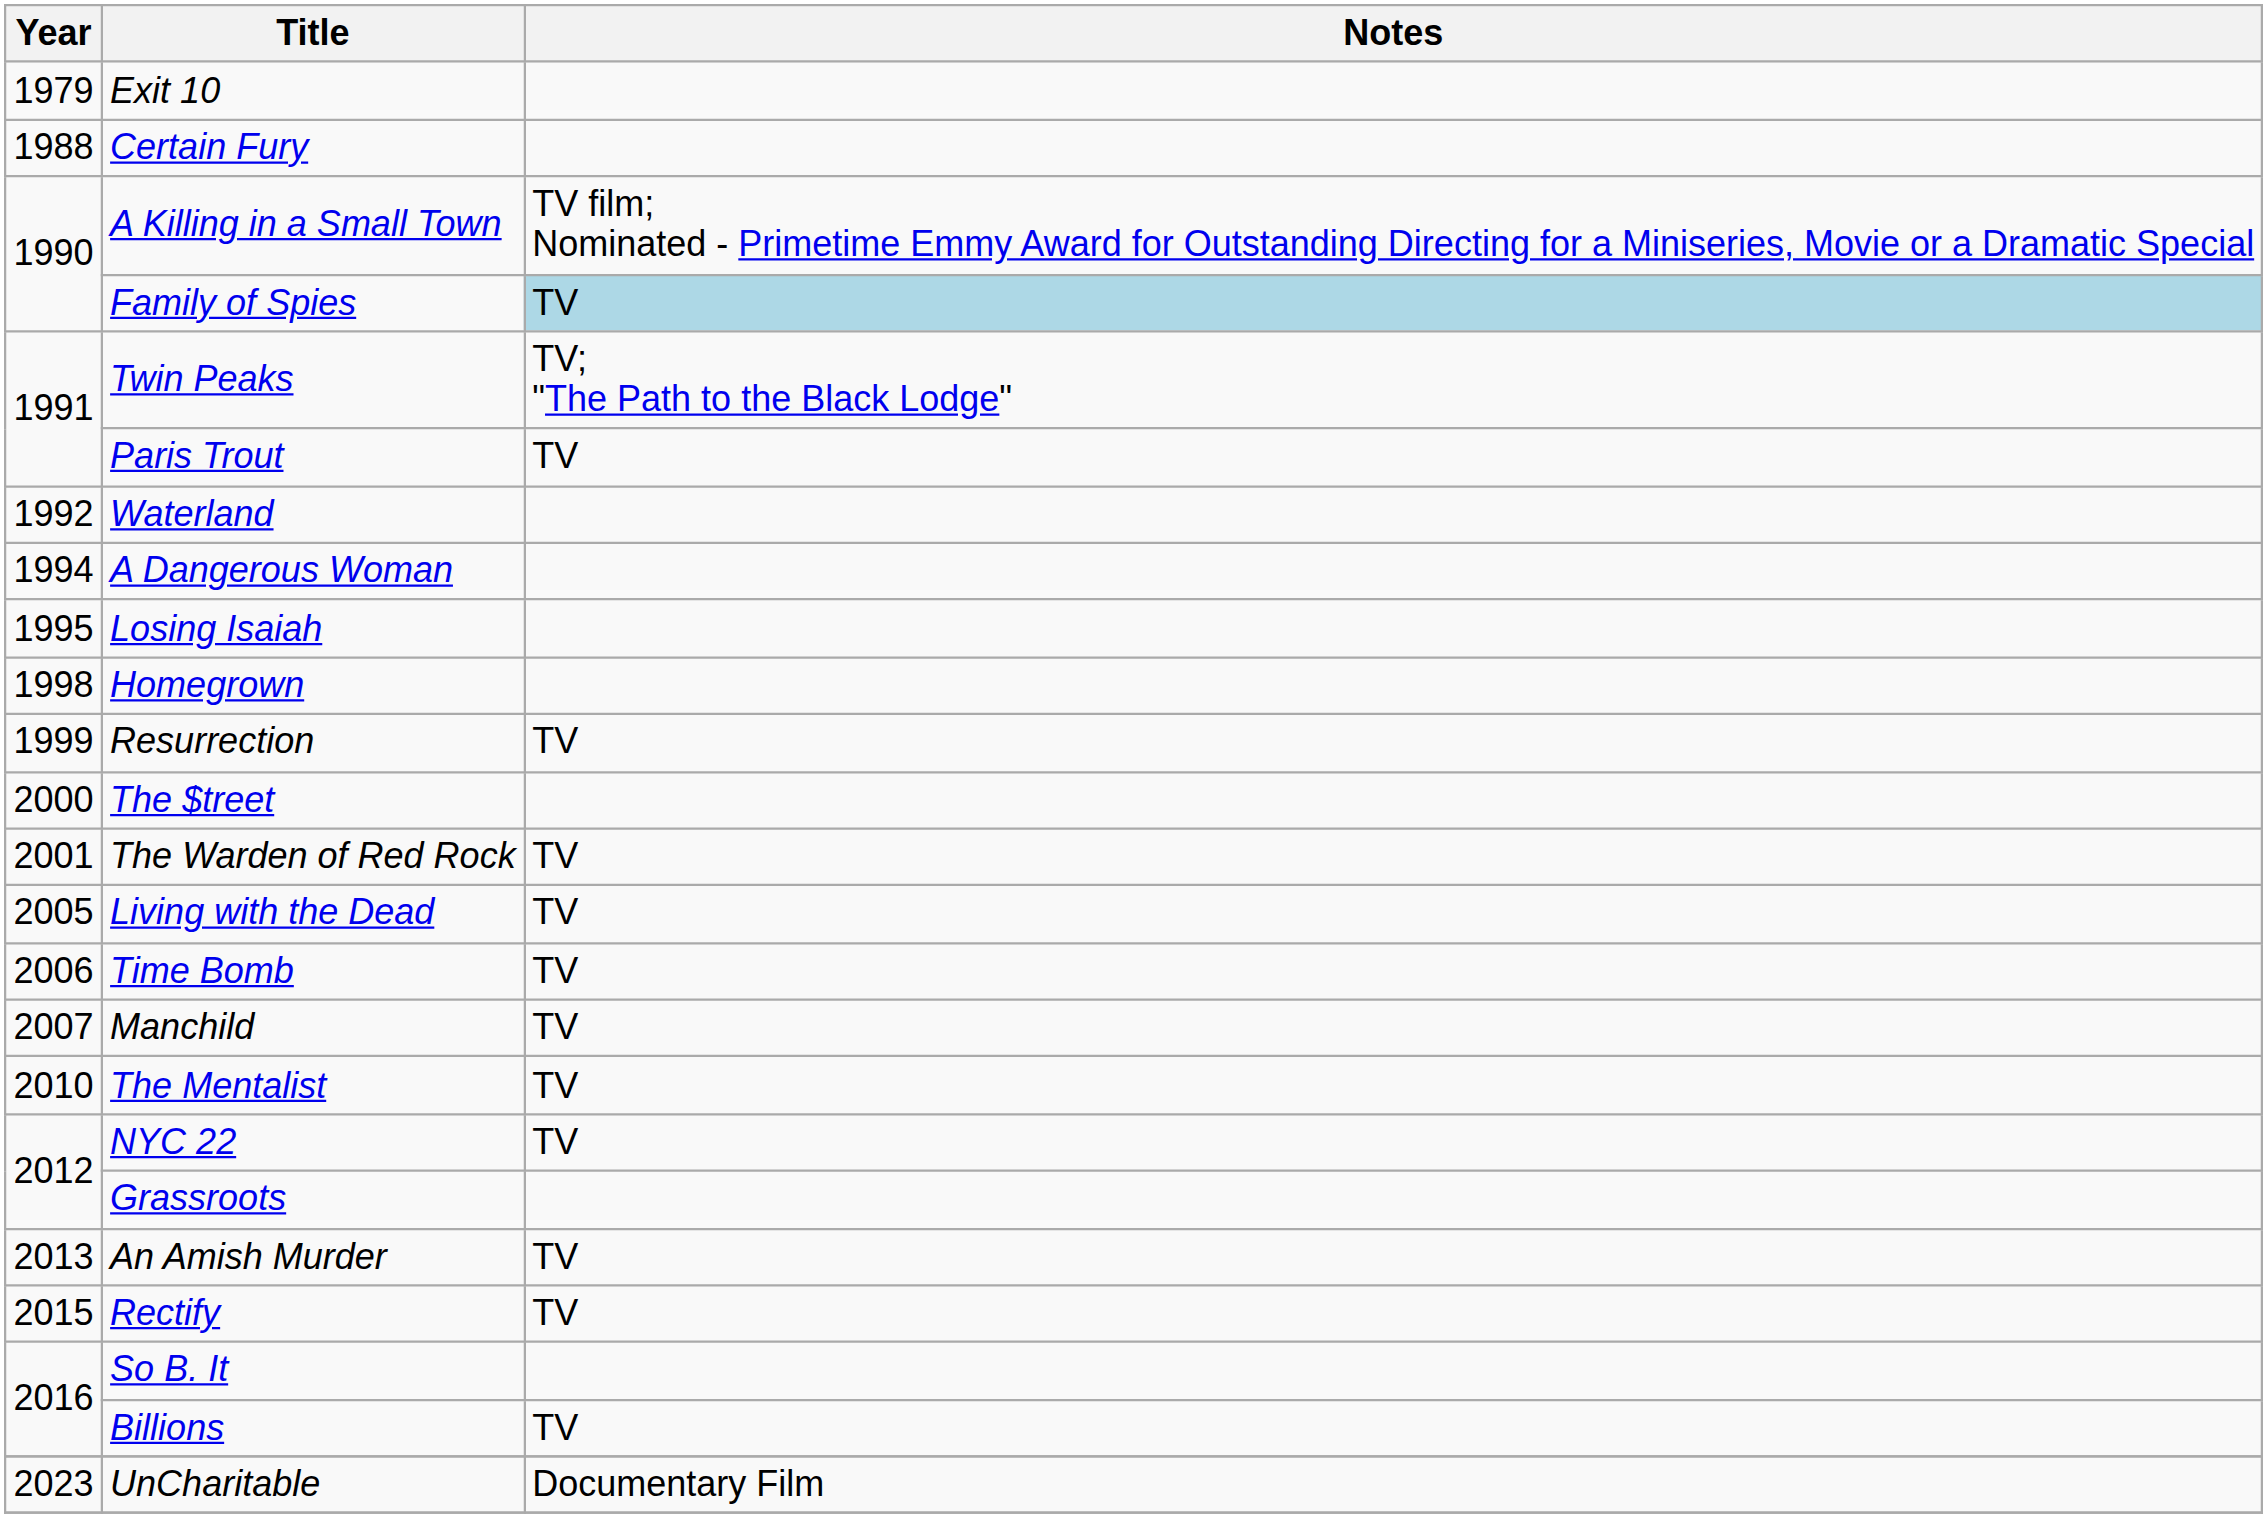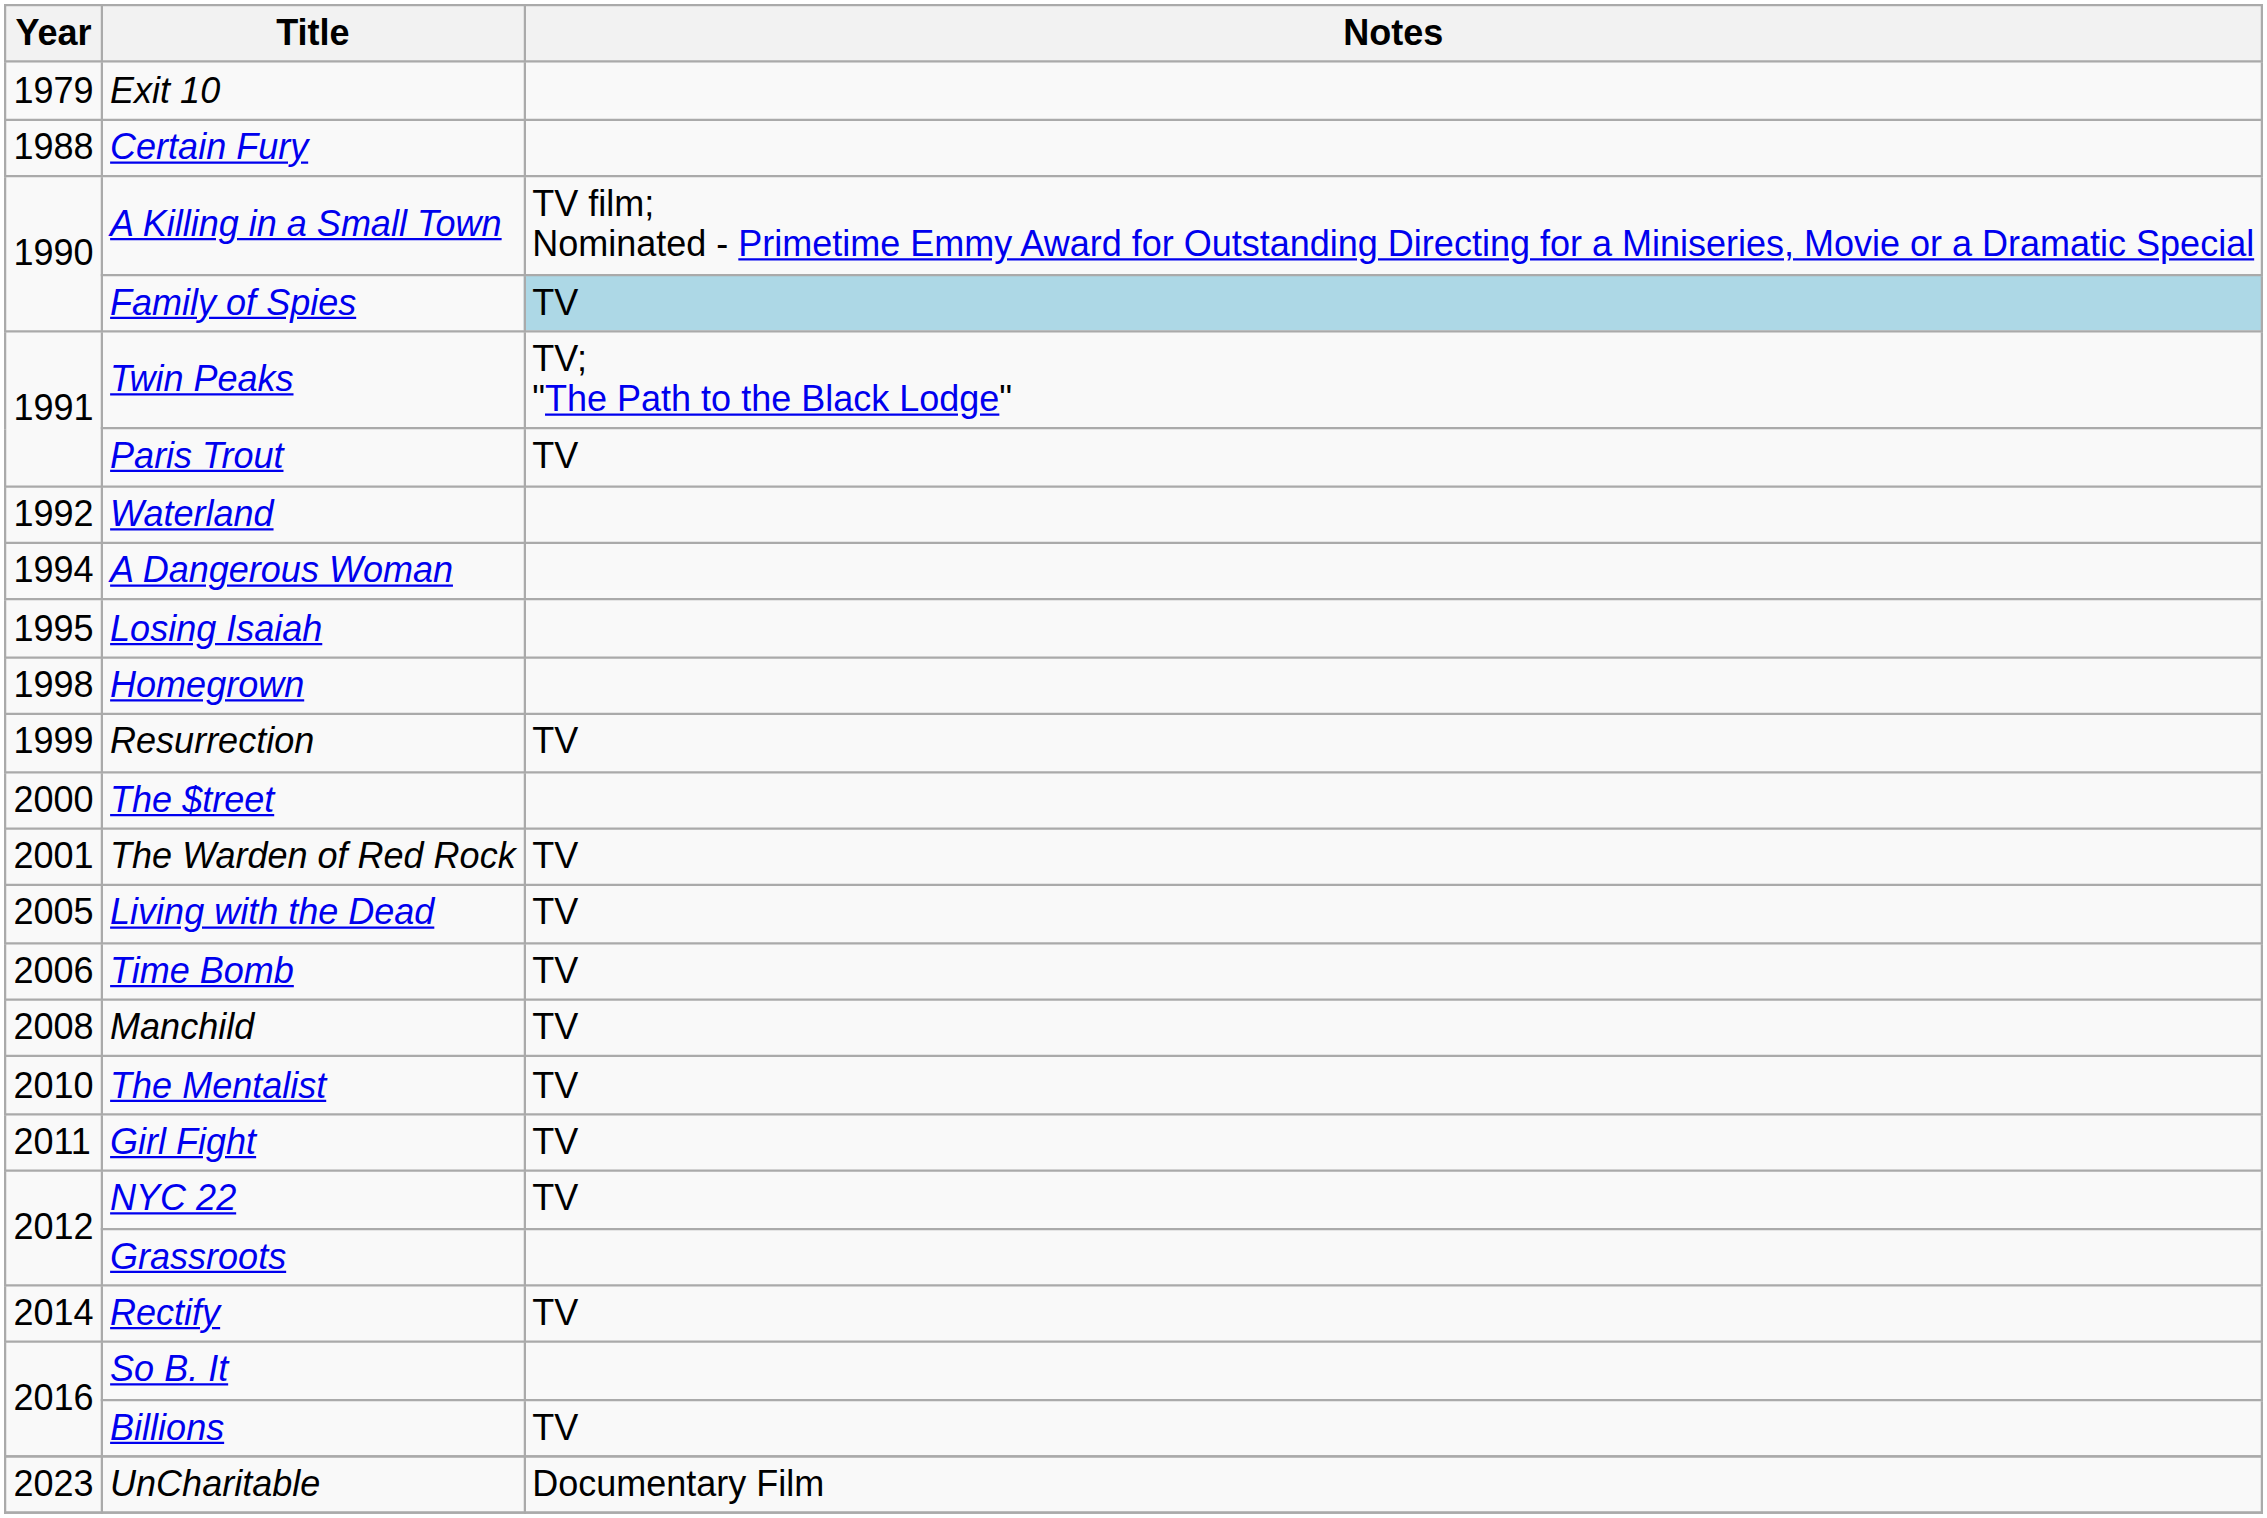(53, 1027) 2007 -> (53, 1027) 2008
+ row: (183, 1141)
- row: (248, 1255)
(53, 1313) 2015 -> (53, 1313) 2014
